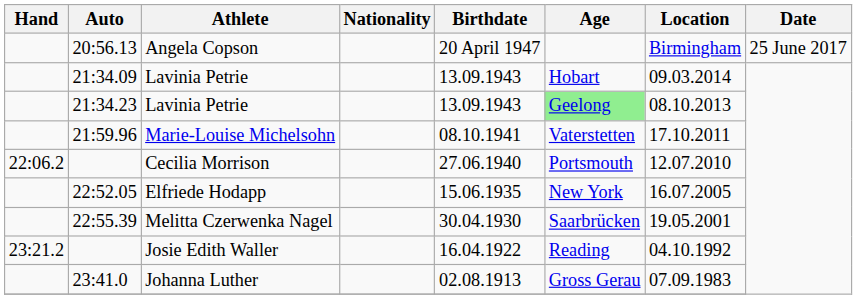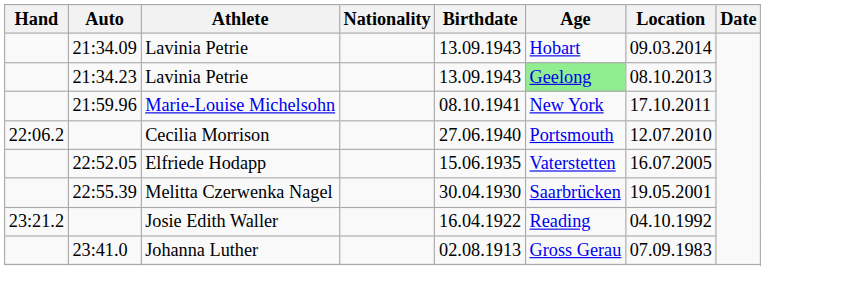- row: (105, 47)
(592, 134) Vaterstetten -> (567, 105) New York
(586, 192) New York -> (573, 163) Vaterstetten
